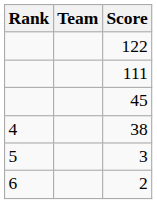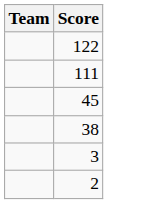- column: (29, 18)
